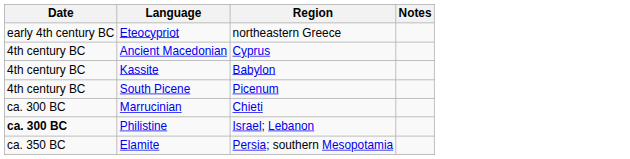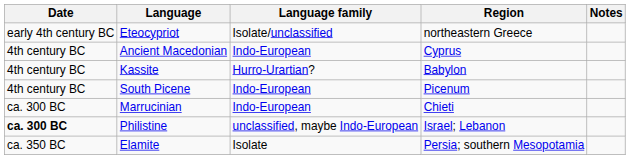+ column: (325, 13)
